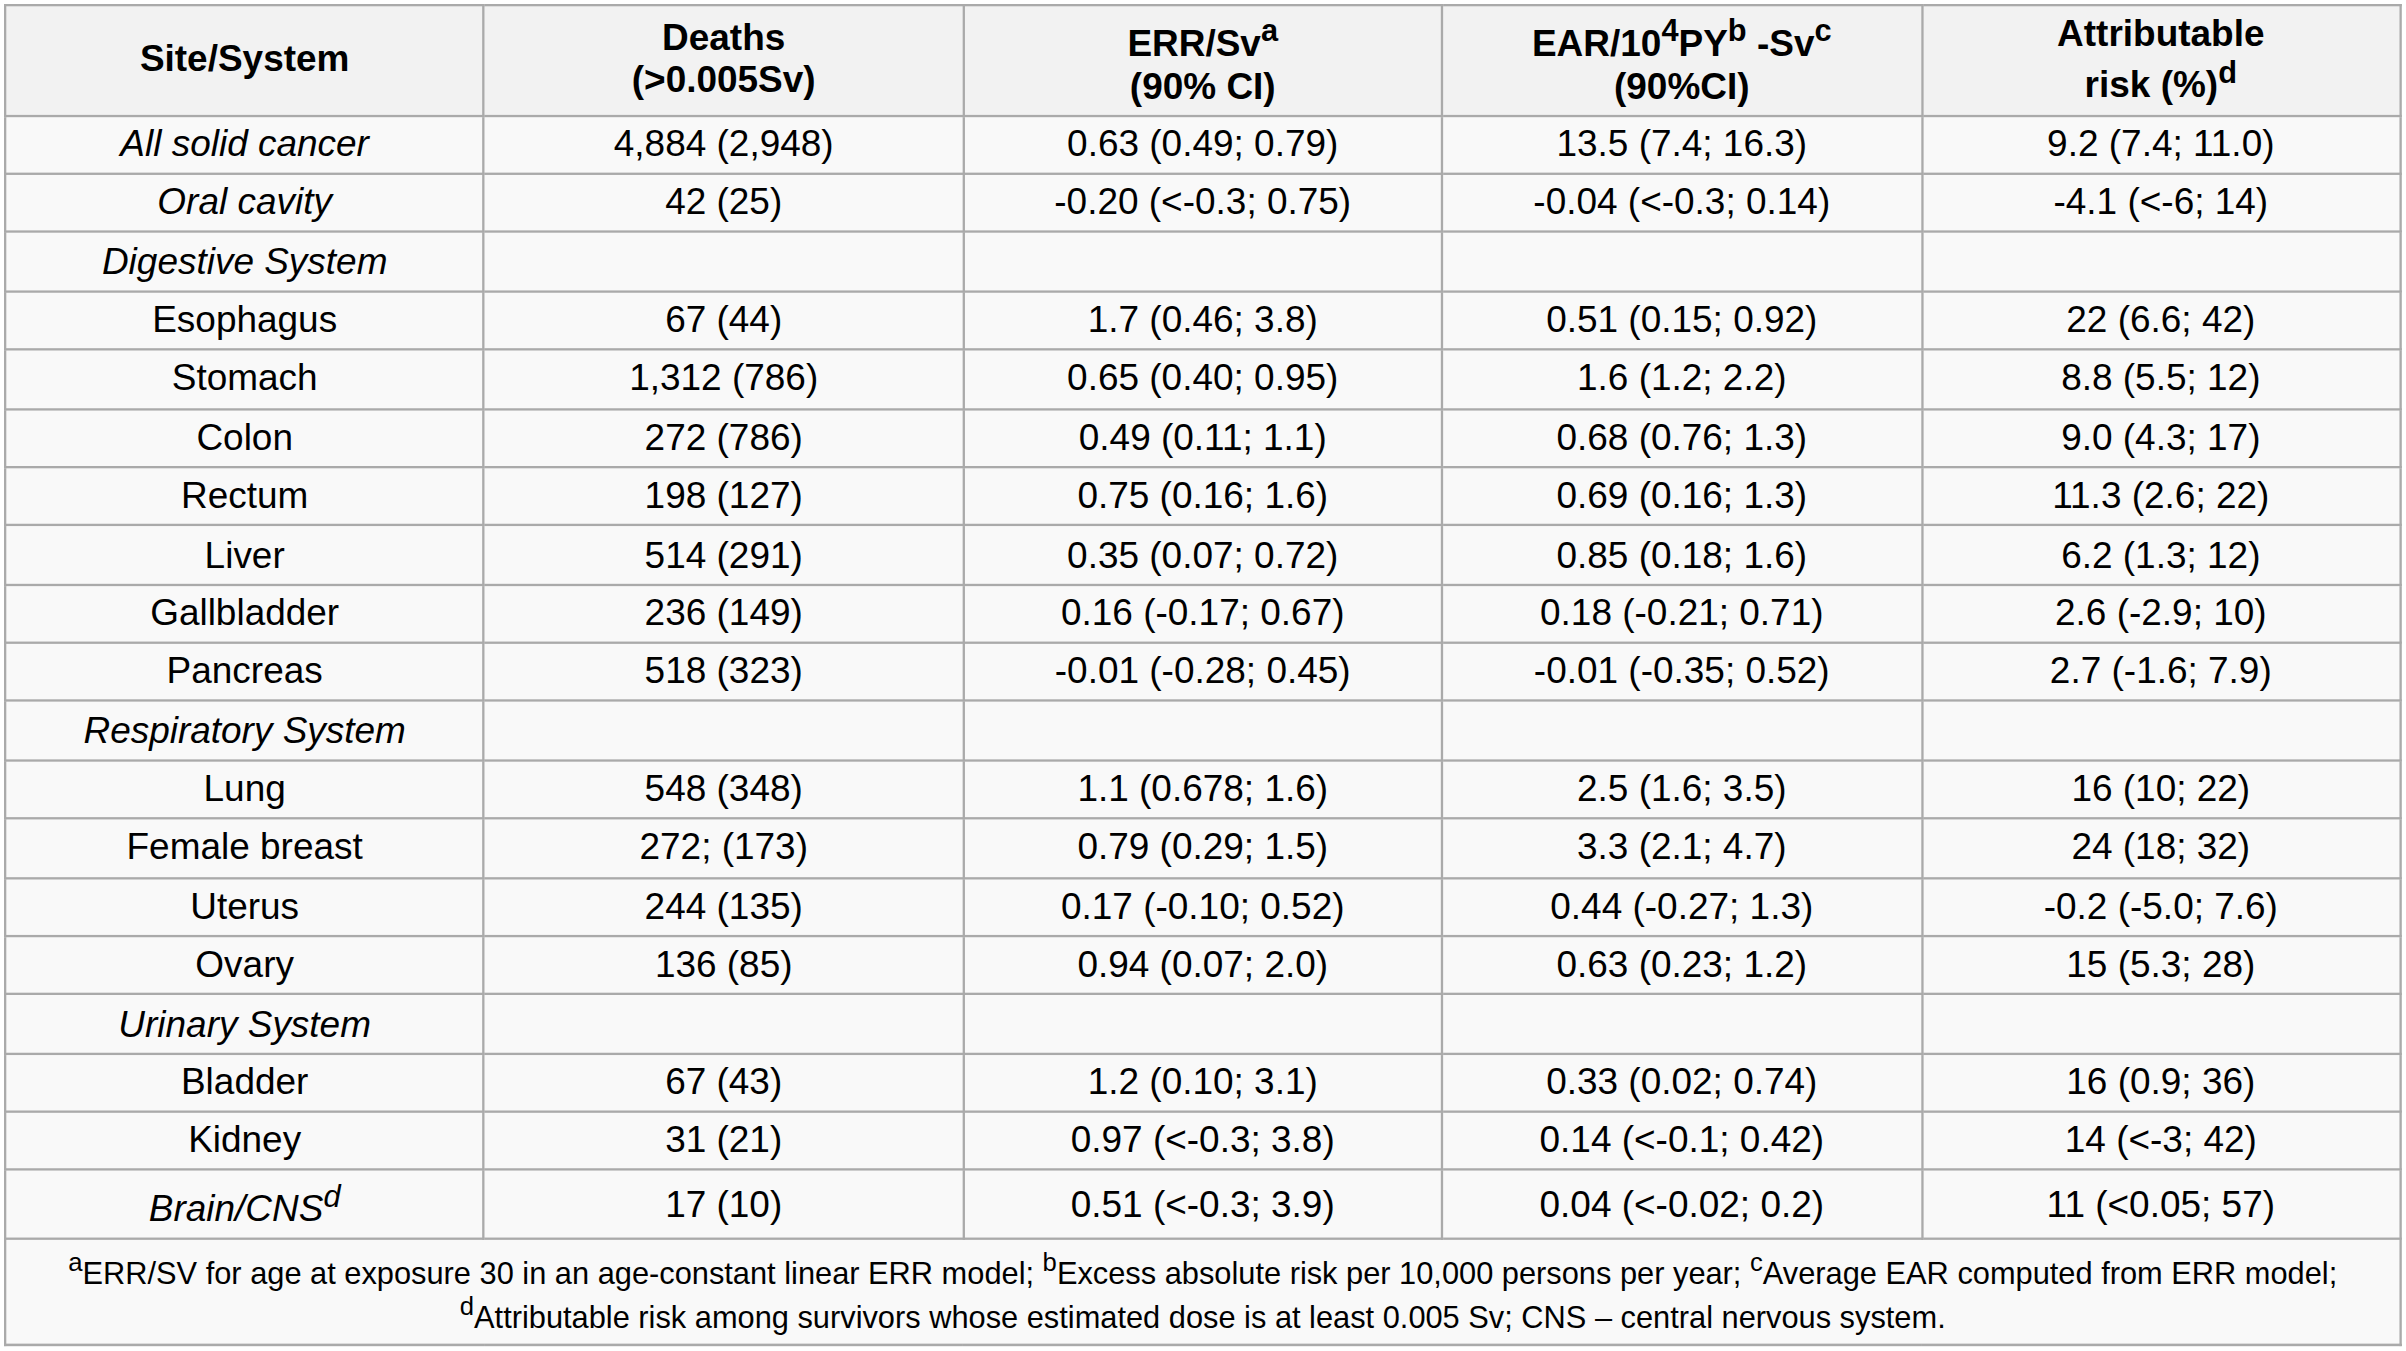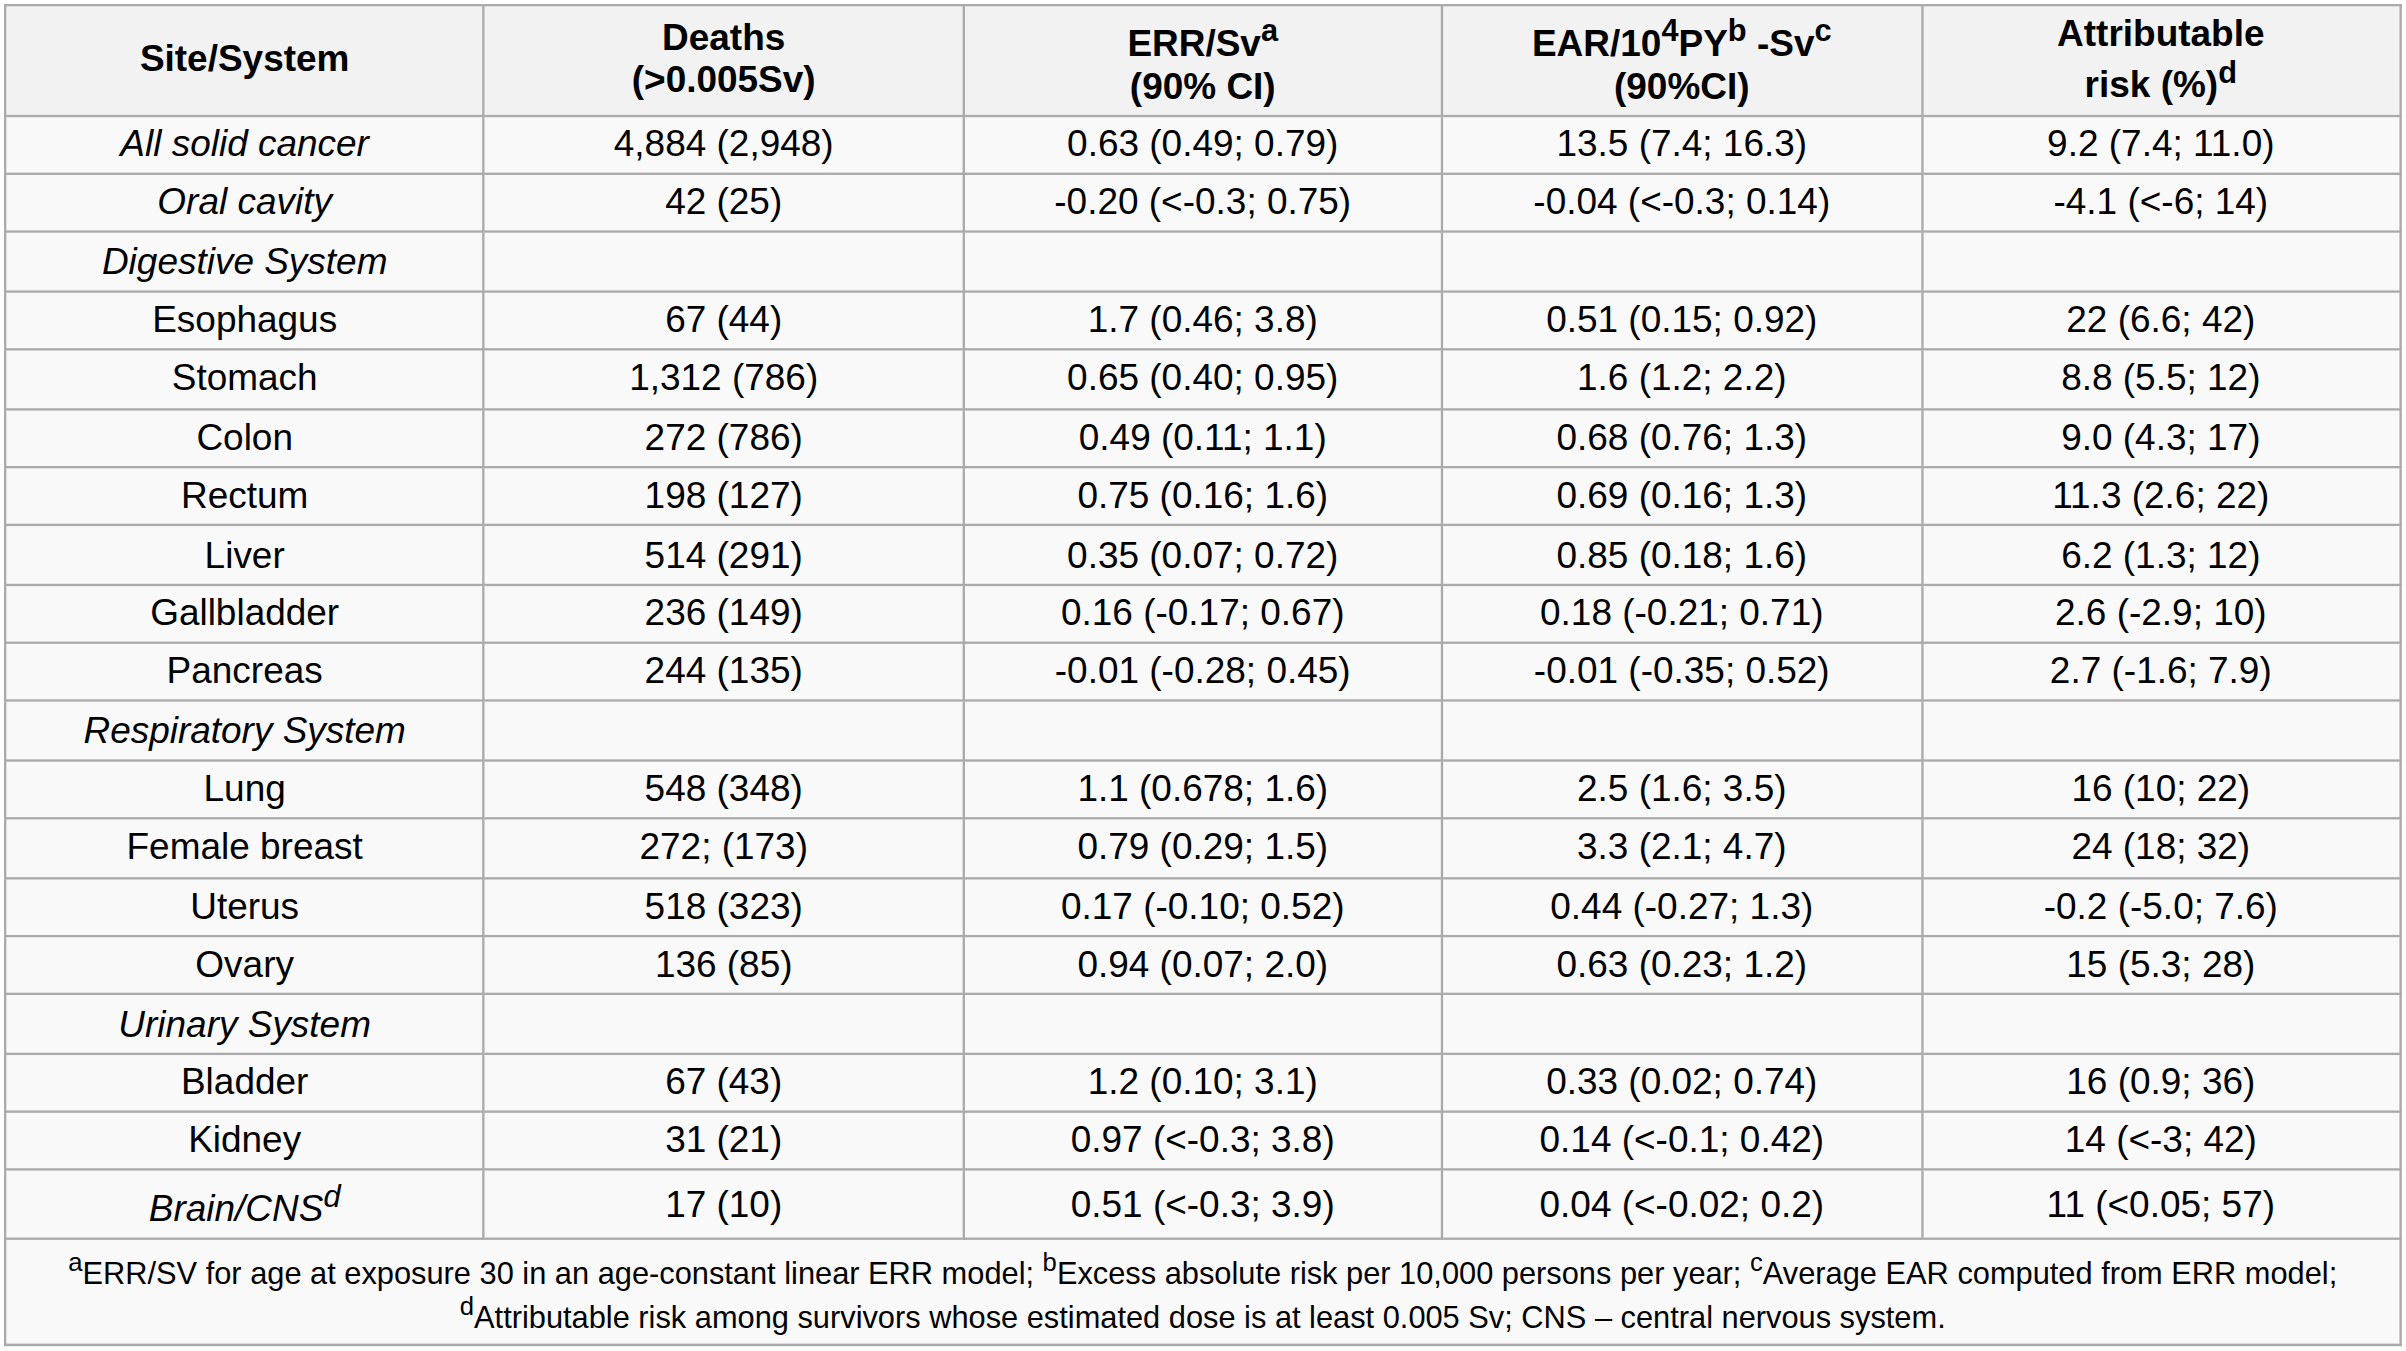(724, 671) 518 (323) -> (724, 671) 244 (135)
(724, 906) 244 (135) -> (724, 906) 518 (323)
